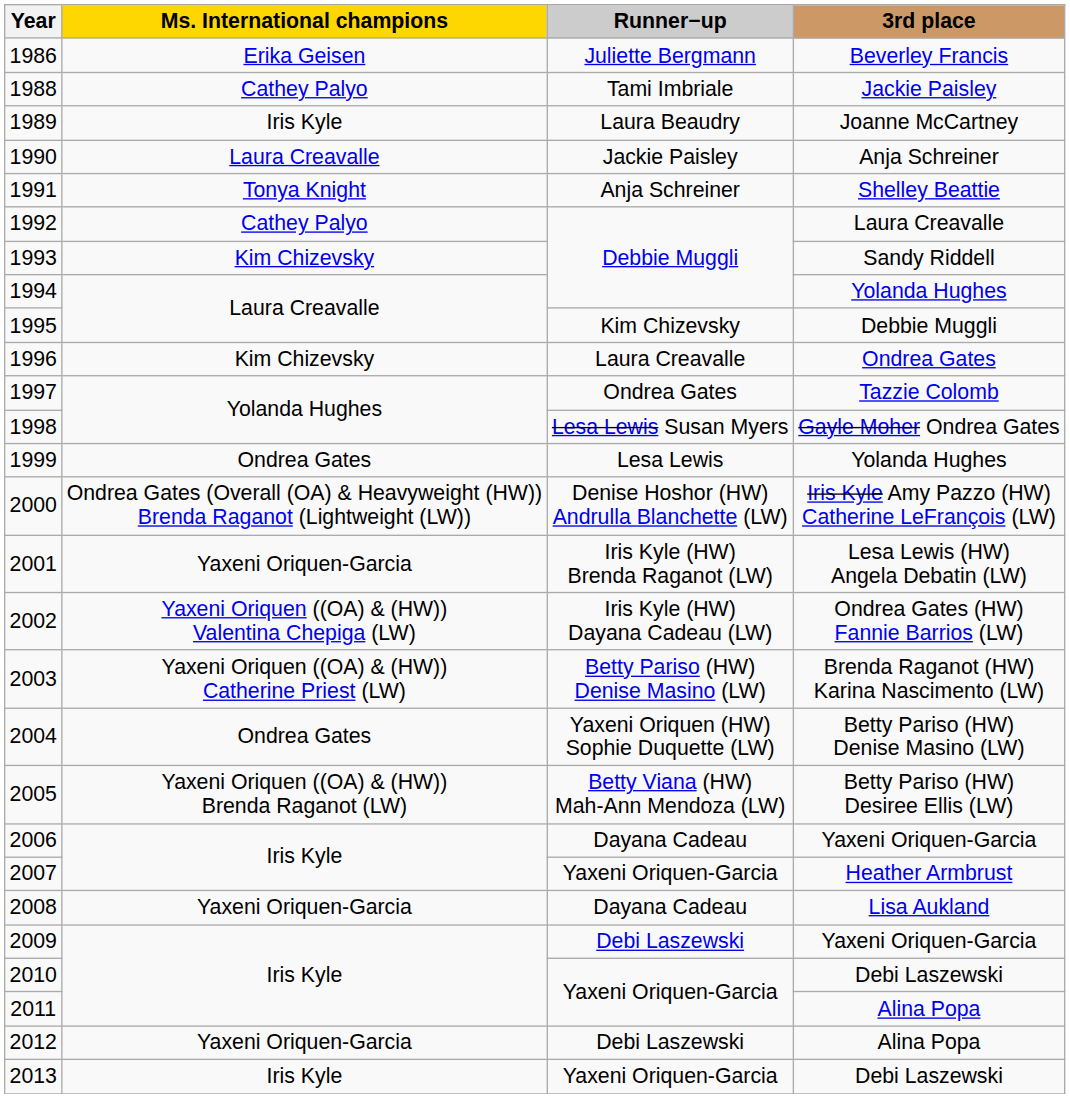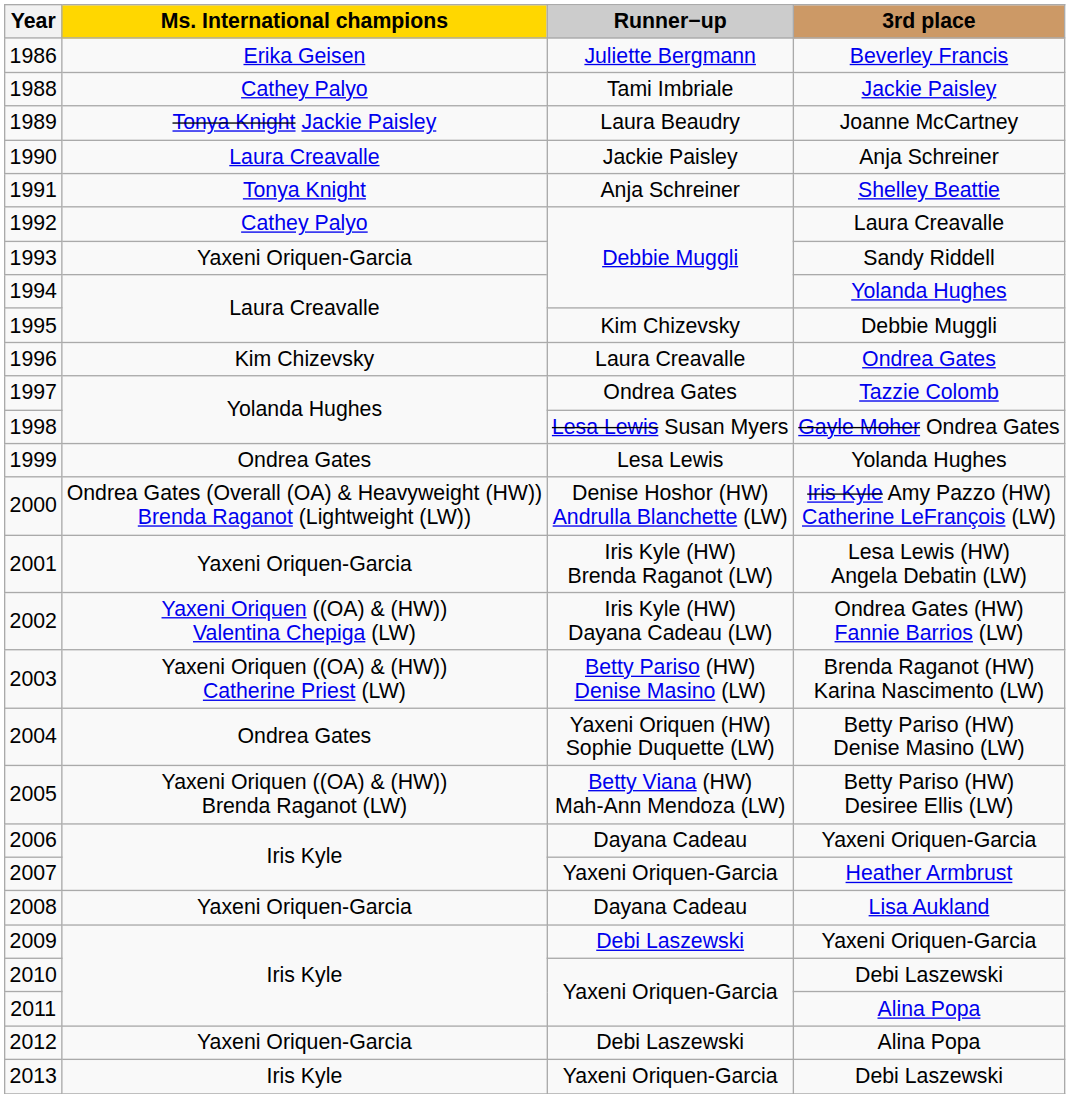(304, 122) Iris Kyle -> (304, 122) Tonya Knight Jackie Paisley
(304, 257) Kim Chizevsky -> (304, 257) Yaxeni Oriquen-Garcia
